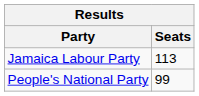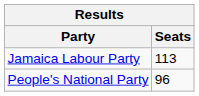(162, 79) 99 -> (162, 79) 96
